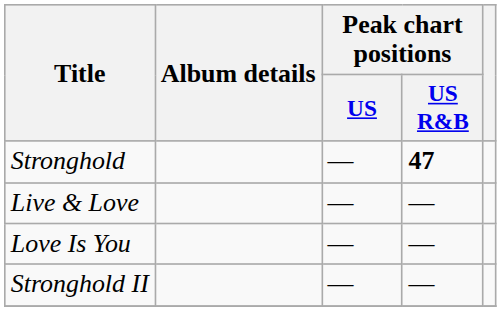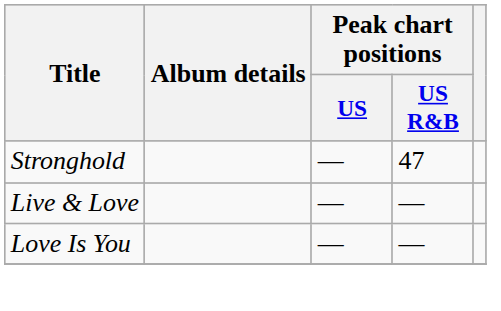(421, 161) bold -> (412, 161) normal
- row: (80, 284)
